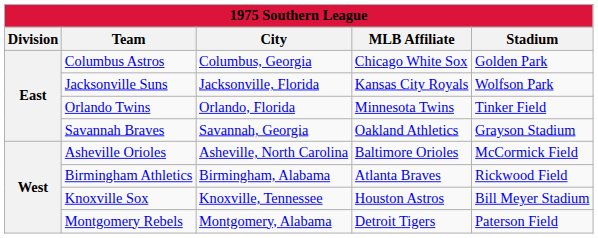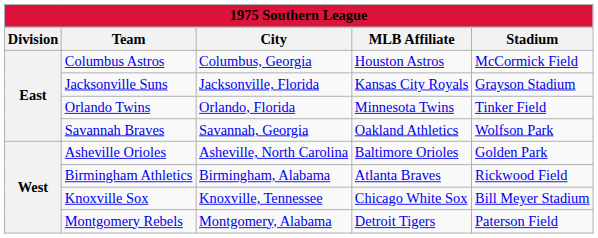(411, 61) Chicago White Sox -> (399, 61) Houston Astros
(511, 61) Golden Park -> (526, 61) McCormick Field
(514, 84) Wolfson Park -> (525, 84) Grayson Stadium
(525, 130) Grayson Stadium -> (514, 130) Wolfson Park
(526, 152) McCormick Field -> (511, 152) Golden Park
(399, 198) Houston Astros -> (411, 198) Chicago White Sox
